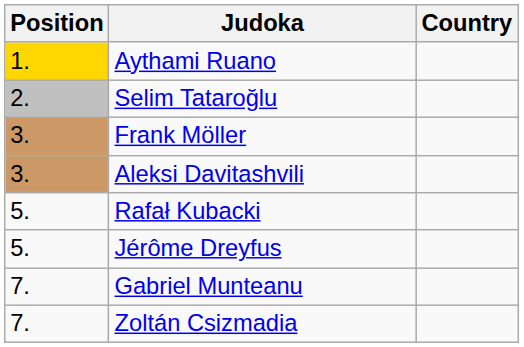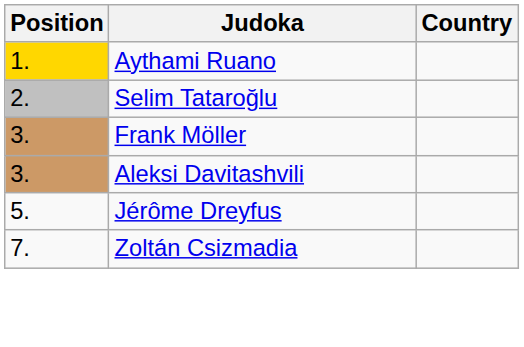- row: (188, 211)
- row: (209, 286)
